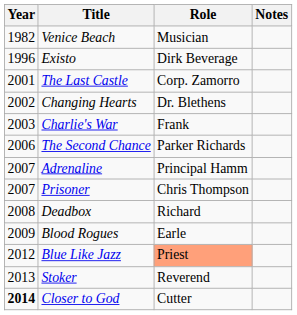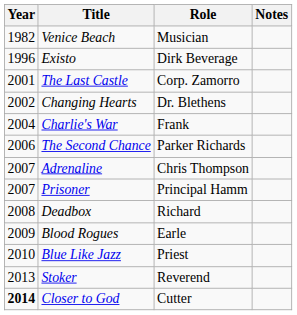(21, 124) 2003 -> (21, 124) 2004
(202, 168) Principal Hamm -> (203, 168) Chris Thompson
(203, 189) Chris Thompson -> (202, 189) Principal Hamm
(21, 255) 2012 -> (21, 255) 2010
(173, 255) lightsalmon background -> (173, 255) no background
